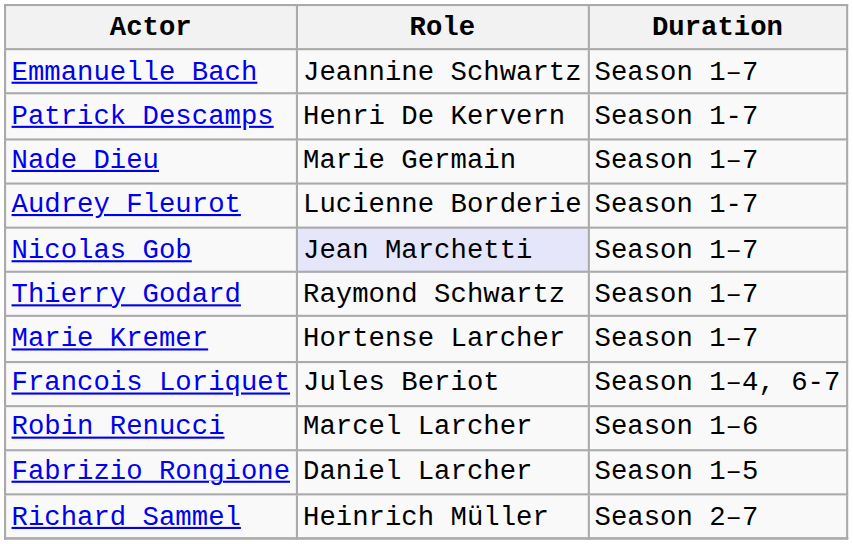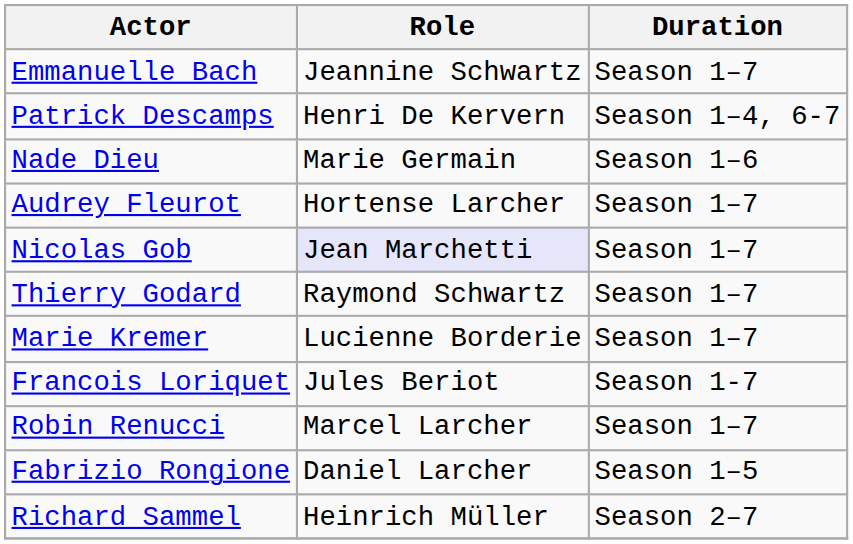(676, 116) Season 1-7 -> (717, 116) Season 1–4, 6-7
(676, 161) Season 1–7 -> (676, 161) Season 1–6
(442, 205) Lucienne Borderie -> (434, 205) Hortense Larcher
(676, 205) Season 1-7 -> (676, 205) Season 1–7
(434, 339) Hortense Larcher -> (442, 339) Lucienne Borderie
(717, 383) Season 1–4, 6-7 -> (676, 383) Season 1-7
(676, 428) Season 1–6 -> (676, 428) Season 1–7
